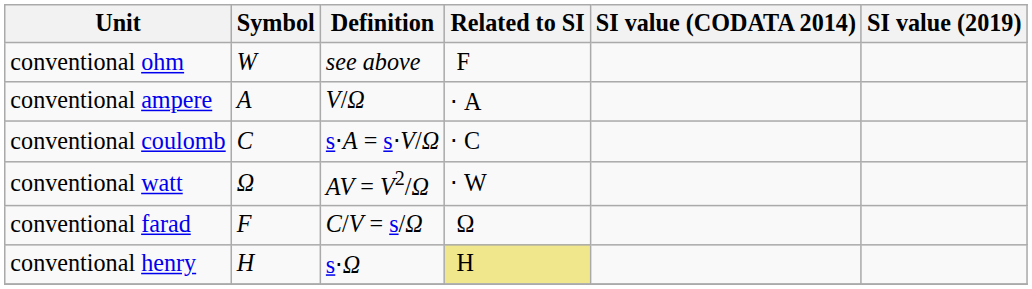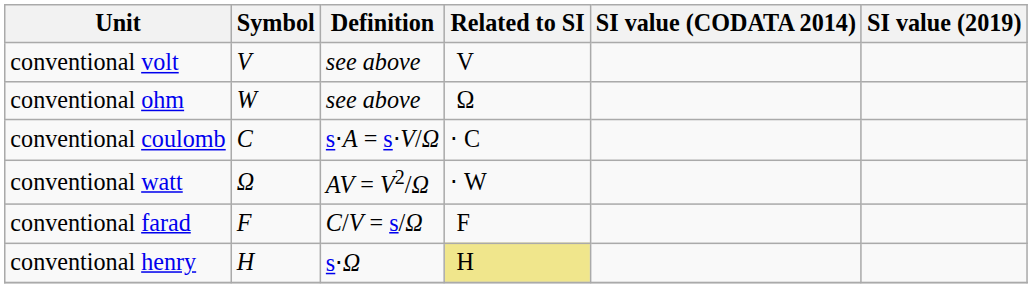+ row: (95, 61)
(460, 61) F -> (462, 100) Ω
- row: (111, 101)
(462, 224) Ω -> (460, 223) F
